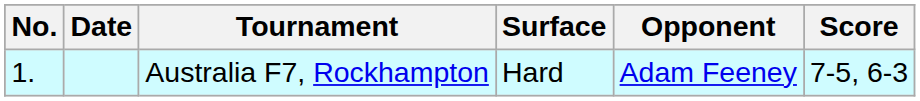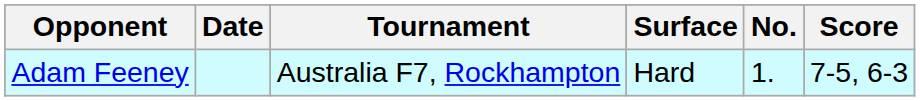columns swapped: (34, 27) <-> (708, 27)
